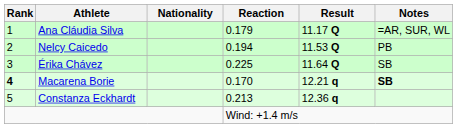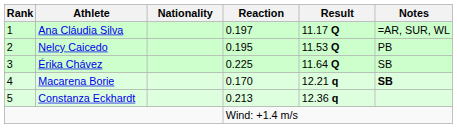(239, 30) 0.179 -> (239, 30) 0.197
(239, 47) 0.194 -> (239, 47) 0.195
(10, 81) bold -> (10, 81) normal
